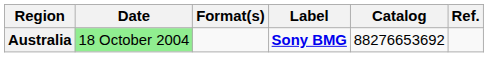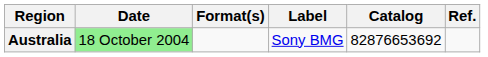(309, 39) bold -> (308, 39) normal
(399, 39) 88276653692 -> (396, 39) 82876653692
